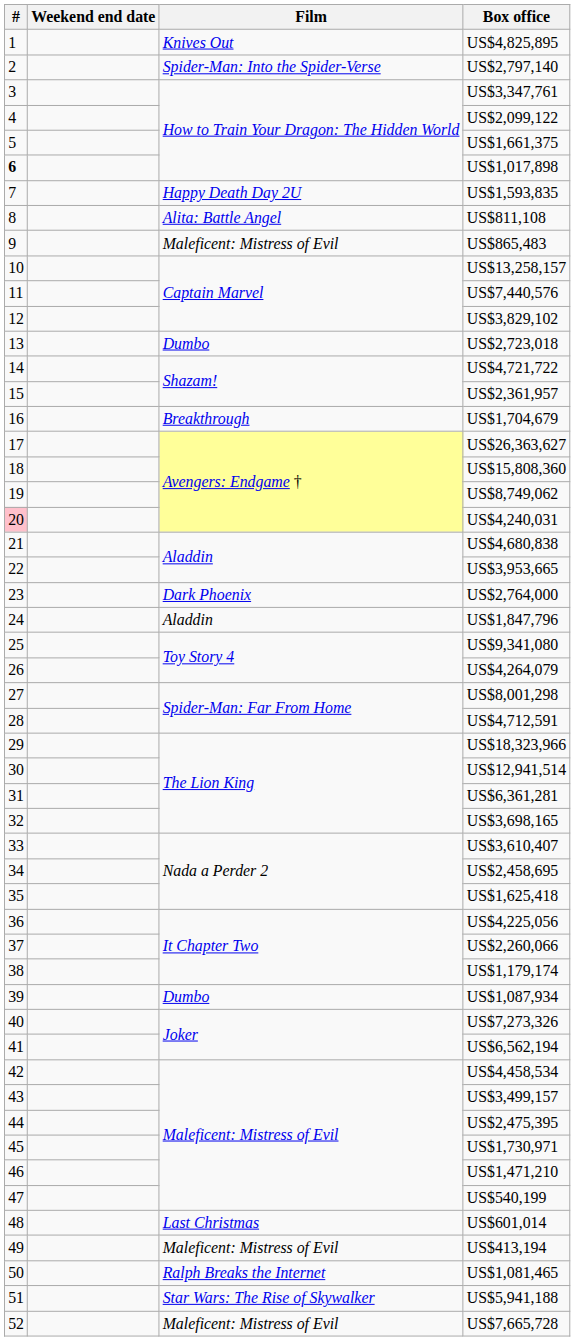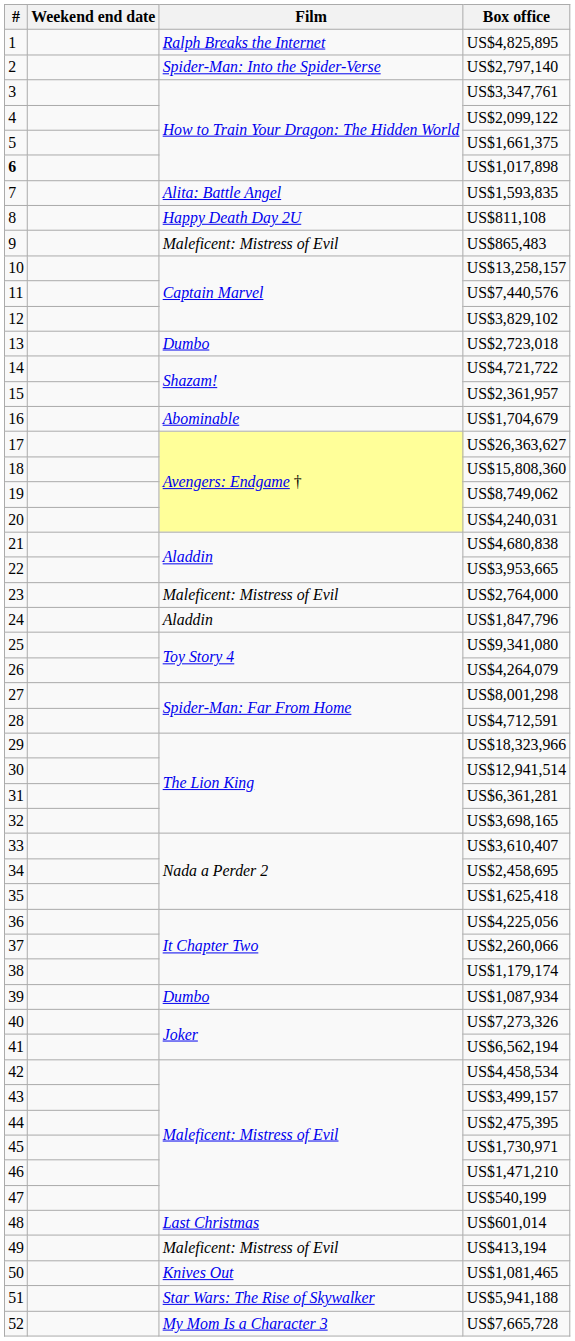(198, 42) Knives Out -> (244, 42) Ralph Breaks the Internet
(232, 192) Happy Death Day 2U -> (222, 192) Alita: Battle Angel
(222, 218) Alita: Battle Angel -> (232, 218) Happy Death Day 2U
(206, 419) Breakthrough -> (201, 419) Abominable
(16, 519) pink background -> (16, 519) no background
(207, 594) Dark Phoenix -> (251, 594) Maleficent: Mistress of Evil
(244, 1273) Ralph Breaks the Internet -> (198, 1273) Knives Out
(251, 1323) Maleficent: Mistress of Evil -> (245, 1323) My Mom Is a Character 3
